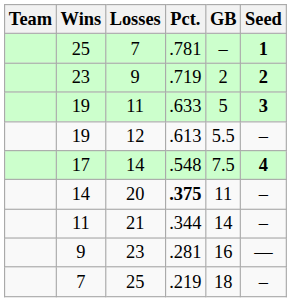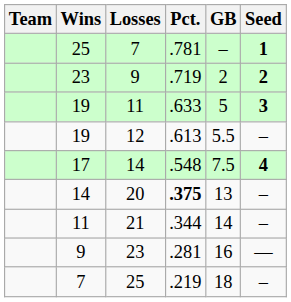(223, 194) 11 -> (223, 194) 13
